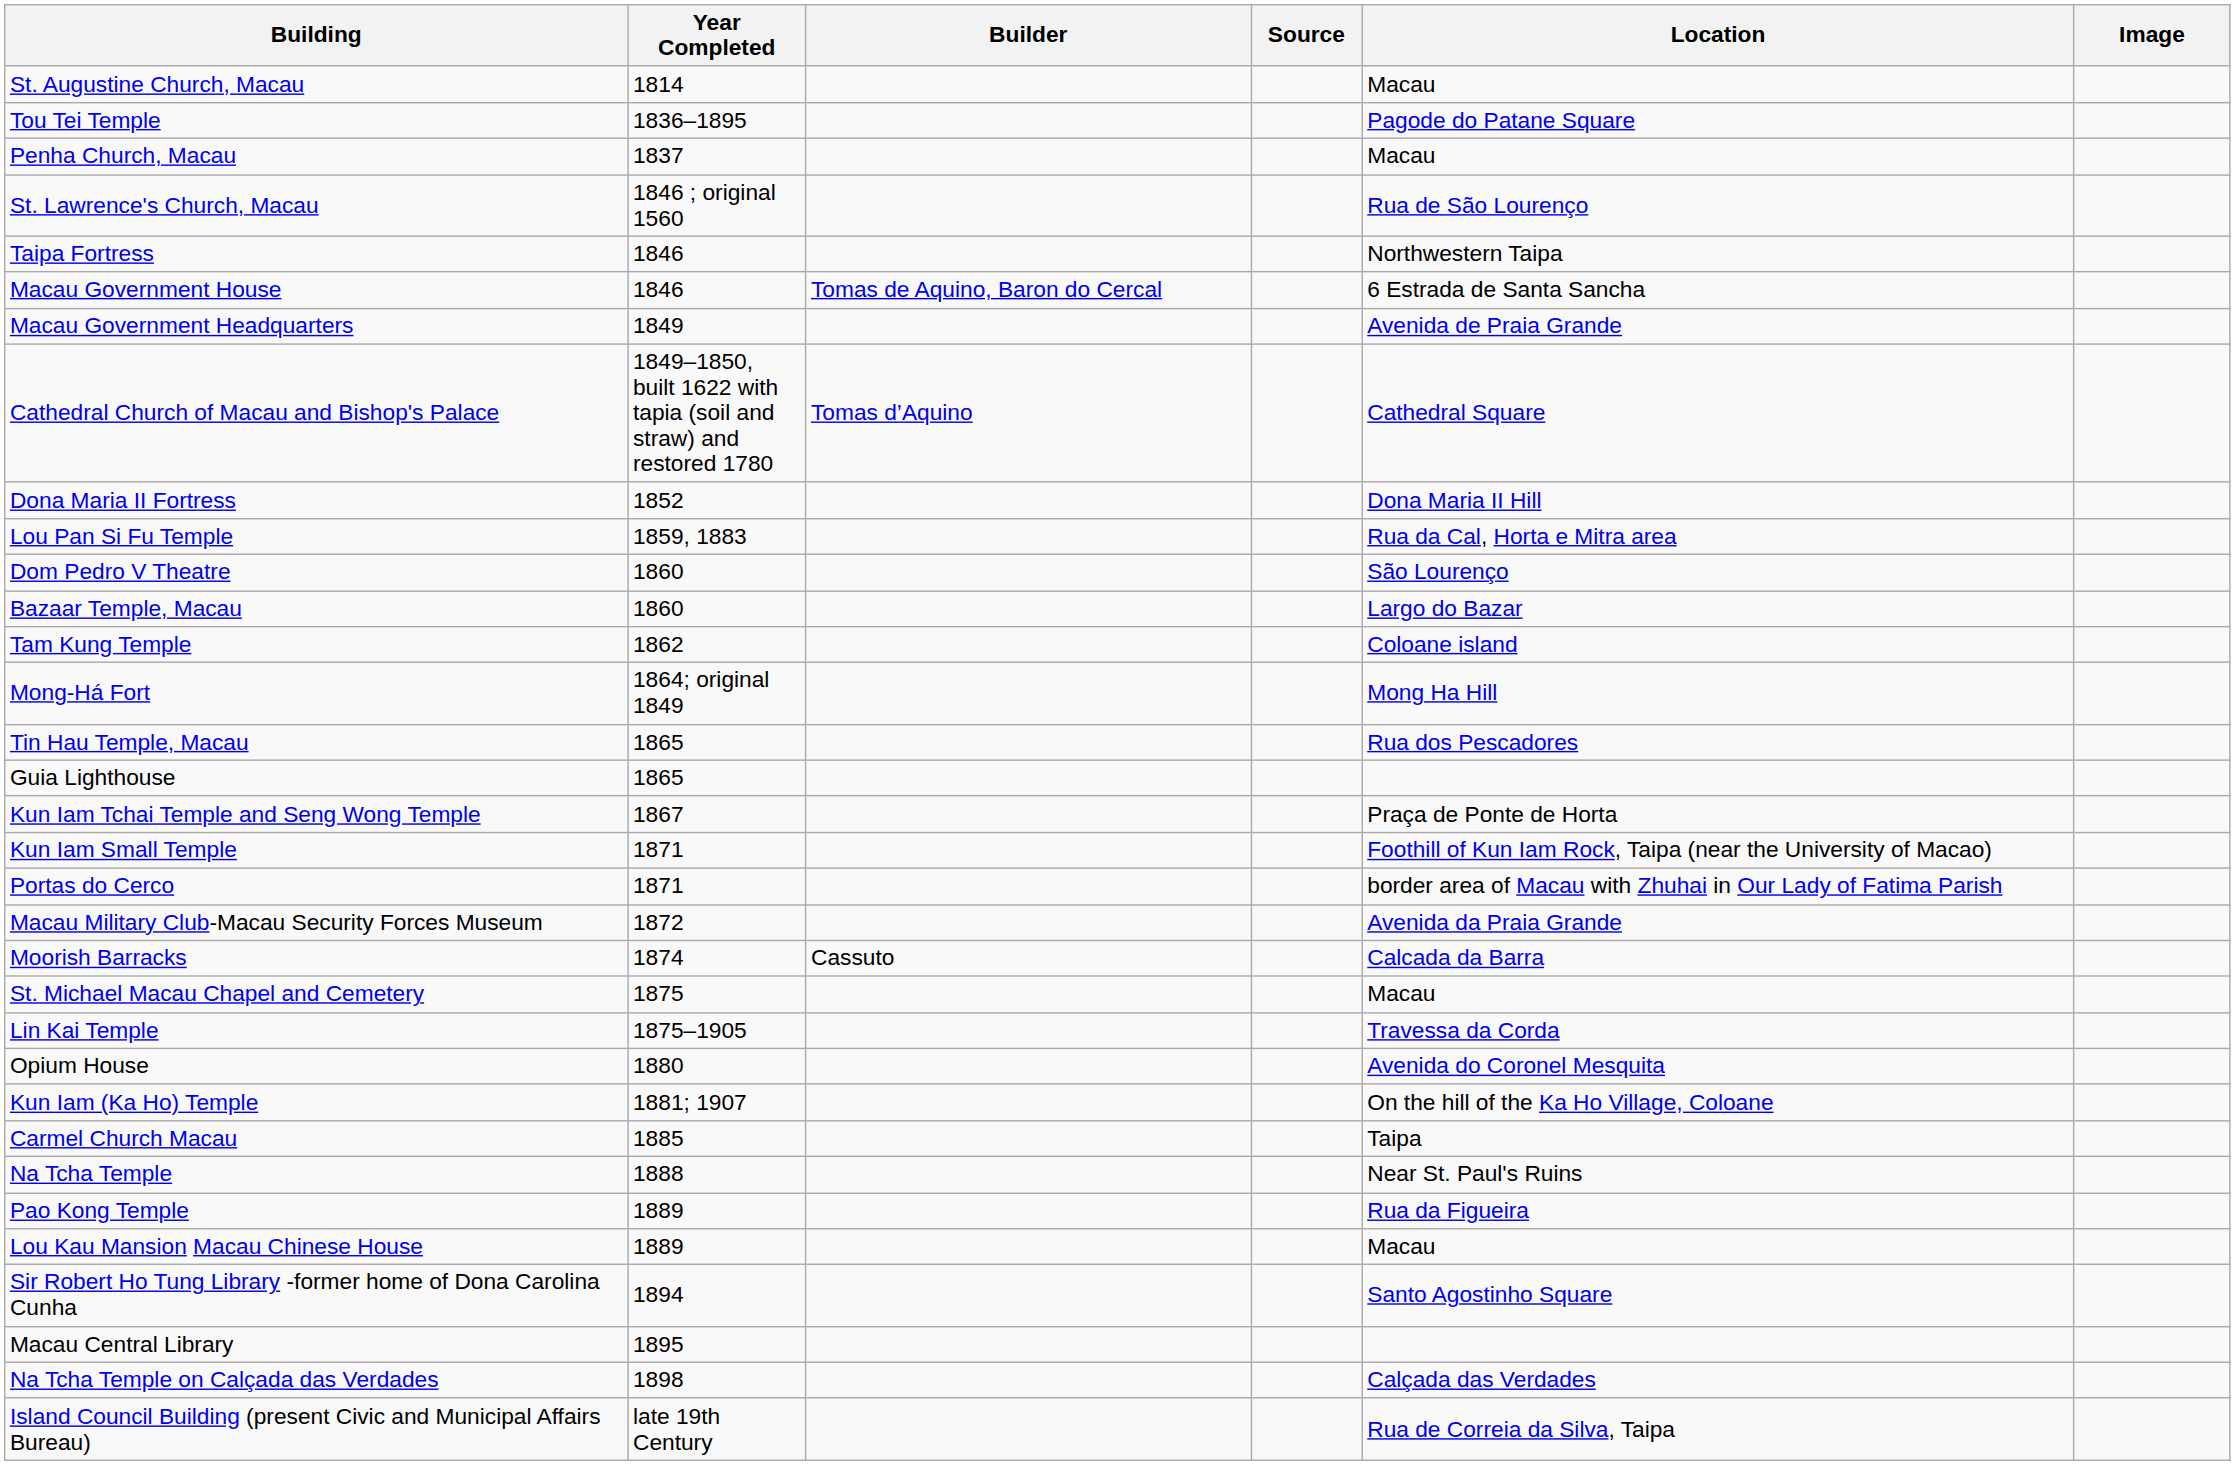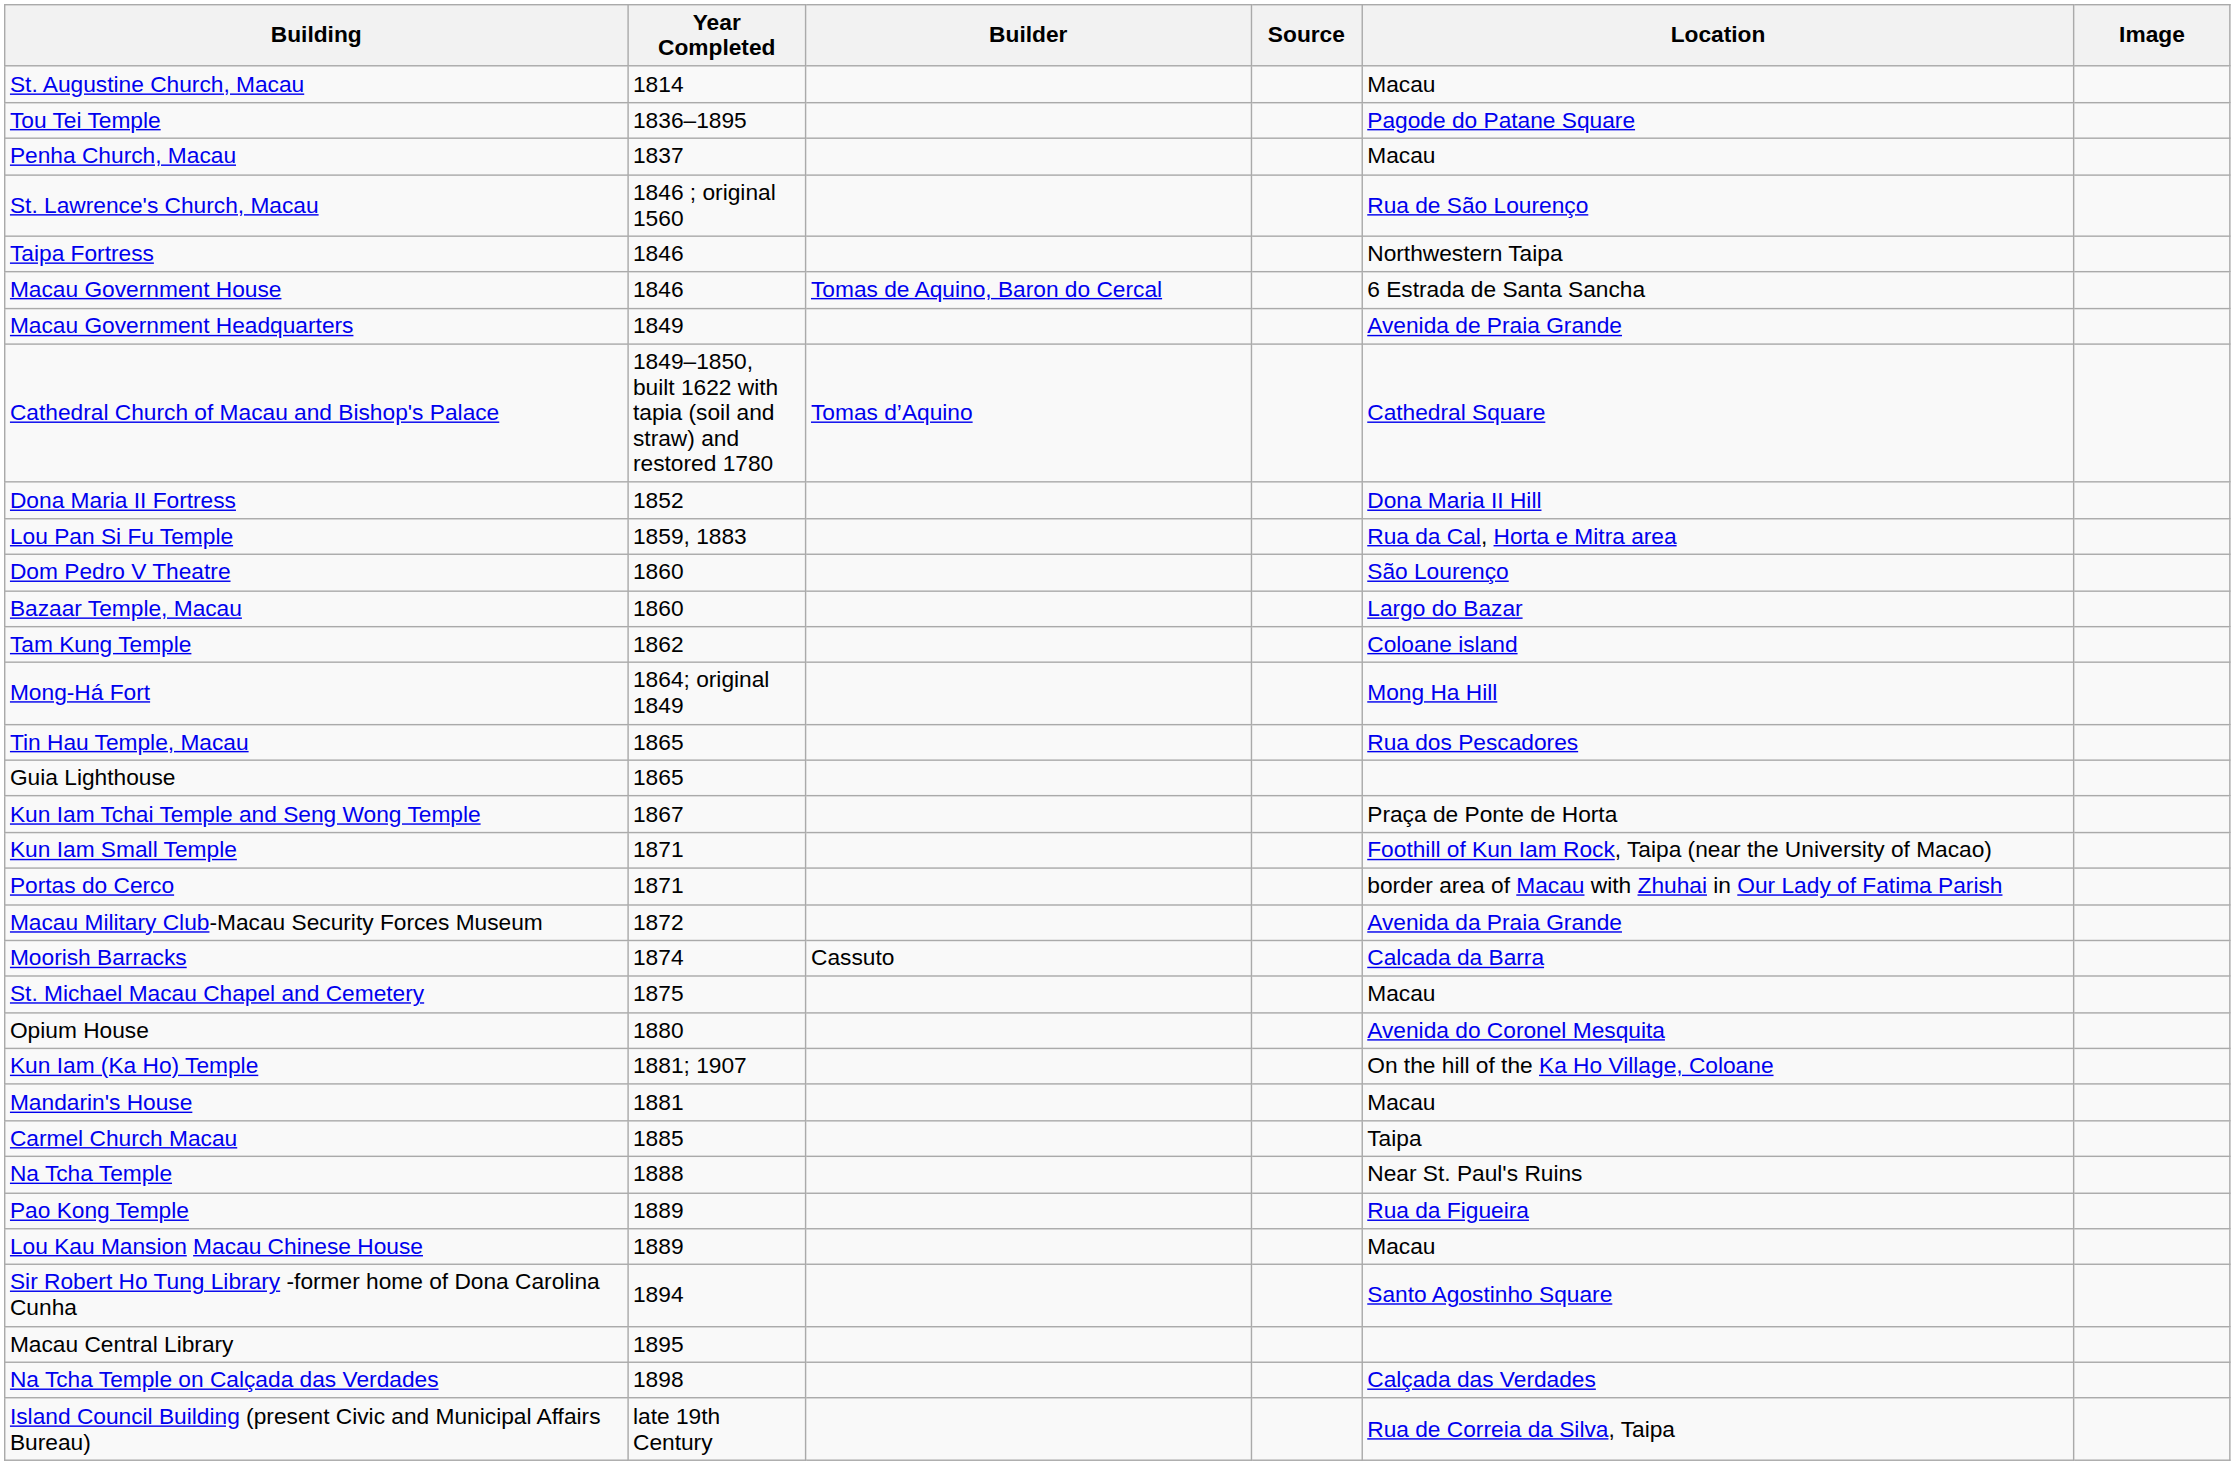- row: (84, 1030)
+ row: (101, 1102)
